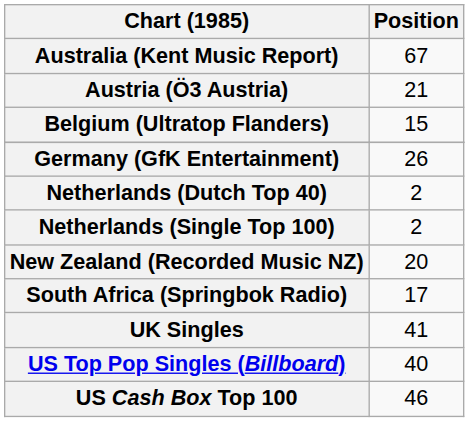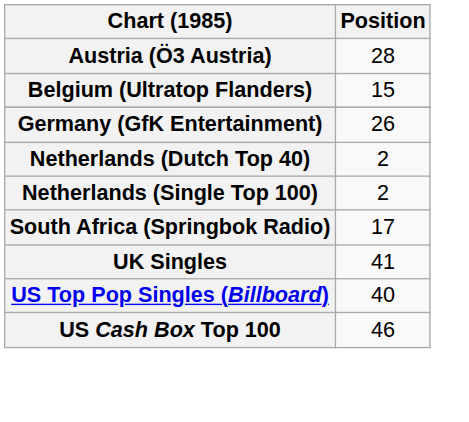- row: (187, 55)
(416, 90) 21 -> (383, 55) 28
- row: (187, 261)
